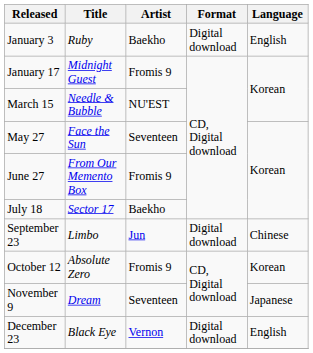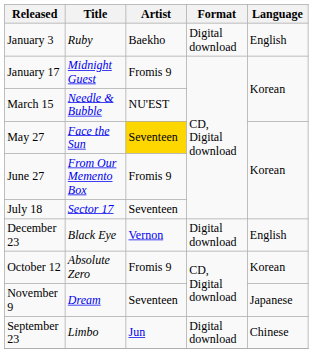(153, 137) no background -> (153, 137) gold background
(147, 209) Baekho -> (153, 209) Seventeen
rows swapped: (33, 234) <-> (32, 332)
